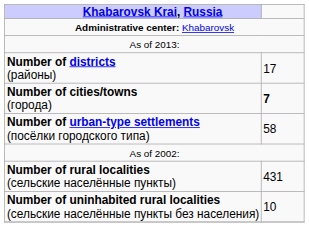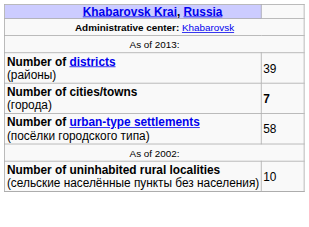(270, 68) 17 -> (270, 68) 39
- row: (91, 176)
